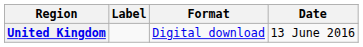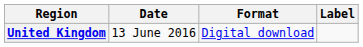columns swapped: (313, 14) <-> (129, 14)
